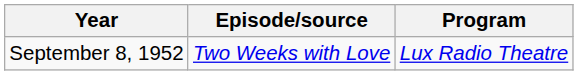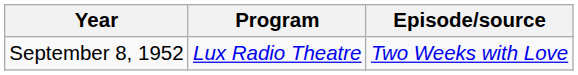columns swapped: (484, 20) <-> (292, 20)
